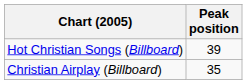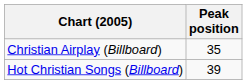rows swapped: (95, 49) <-> (85, 69)
